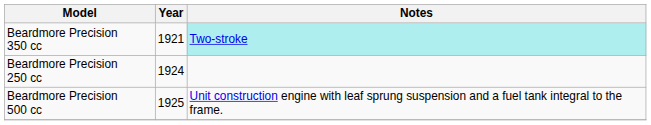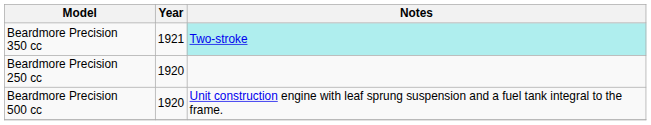(171, 71) 1924 -> (171, 71) 1920
(171, 103) 1925 -> (171, 103) 1920
